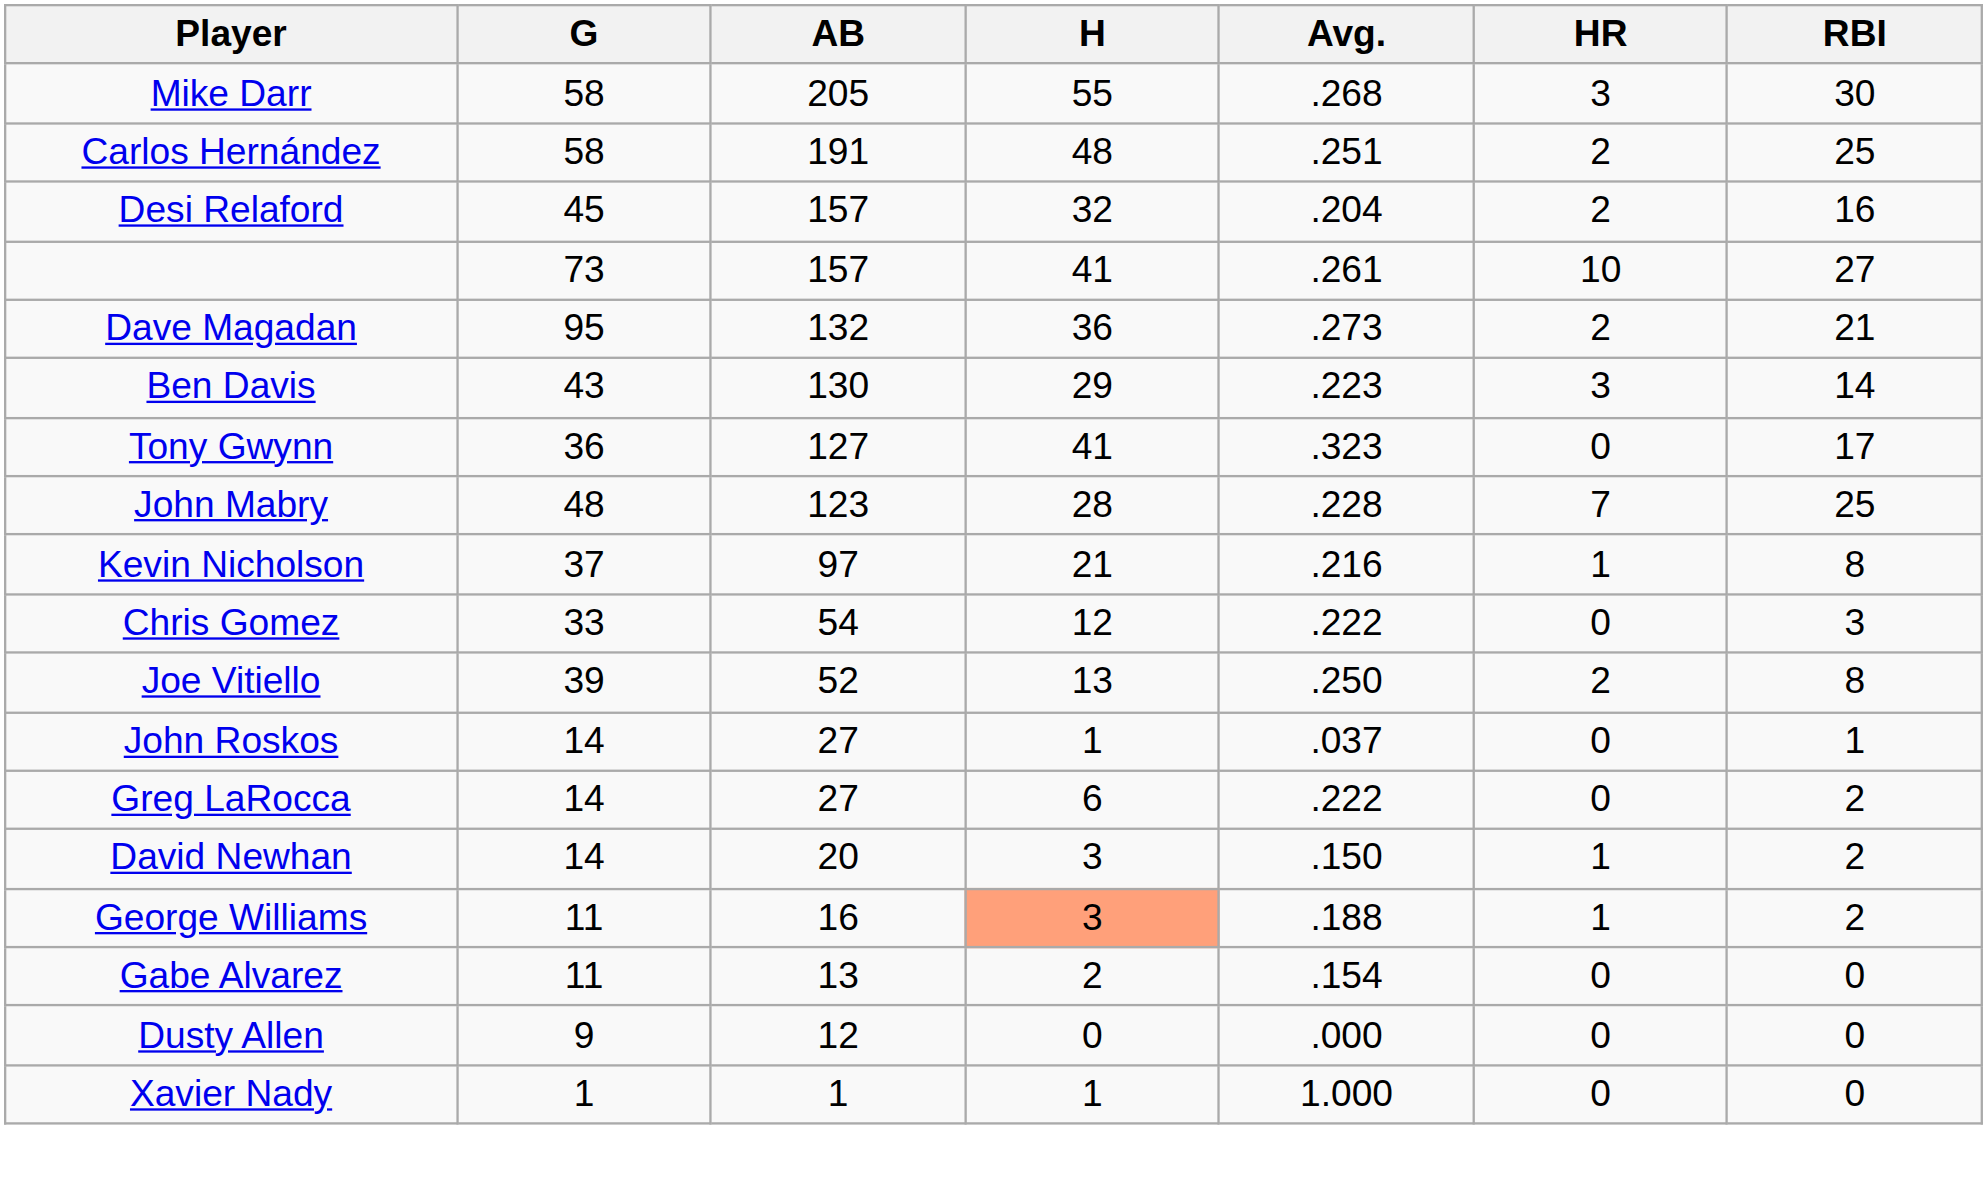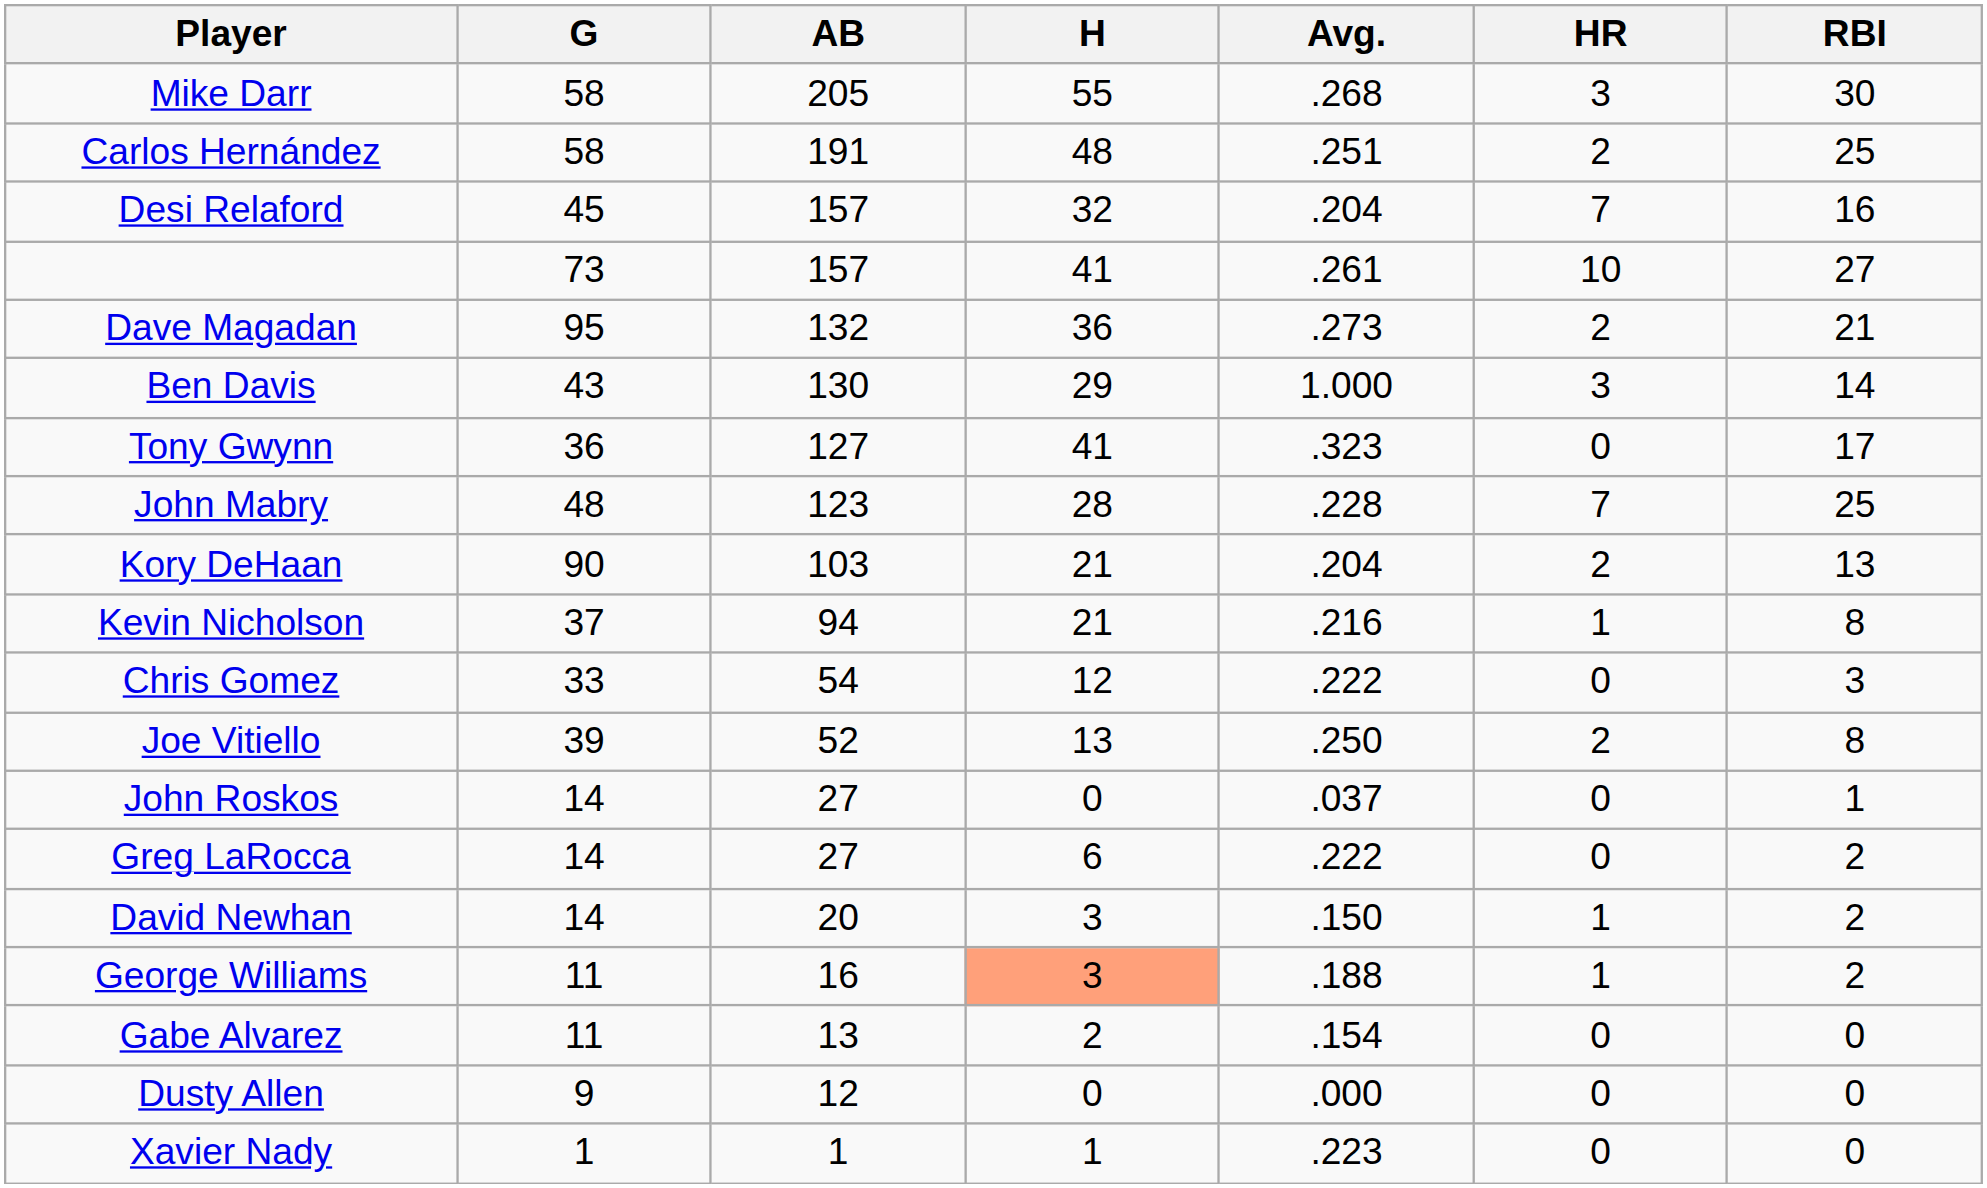(1601, 210) 2 -> (1601, 210) 7
(1347, 387) .223 -> (1347, 387) 1.000
+ row: (231, 563)
(838, 563) 97 -> (838, 622) 94
(1092, 740) 1 -> (1092, 799) 0
(1347, 1093) 1.000 -> (1347, 1152) .223
